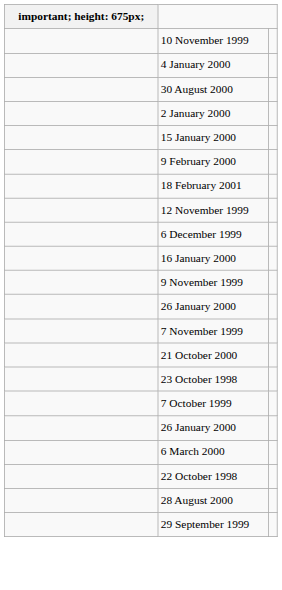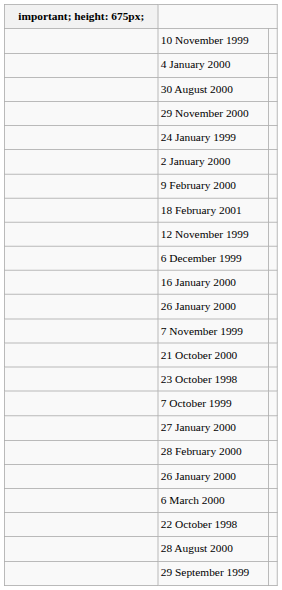+ row: (81, 113)
+ row: (81, 138)
- row: (81, 138)
- row: (81, 283)
+ row: (81, 428)
+ row: (81, 452)
